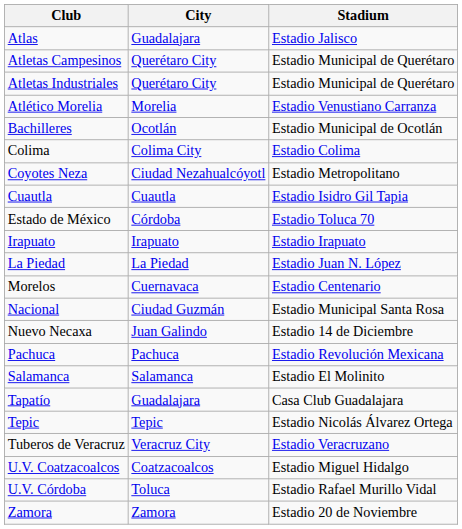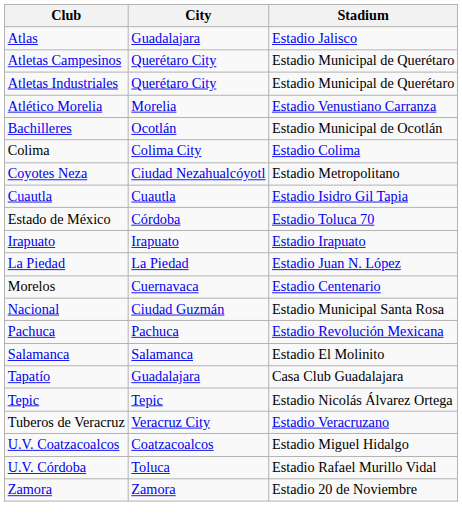- row: (50, 331)
